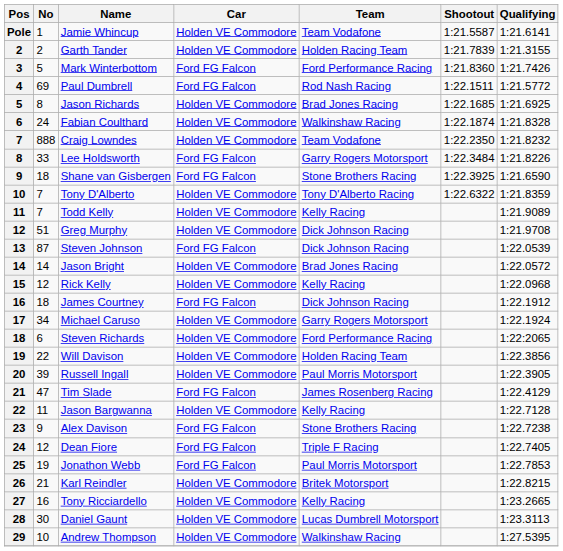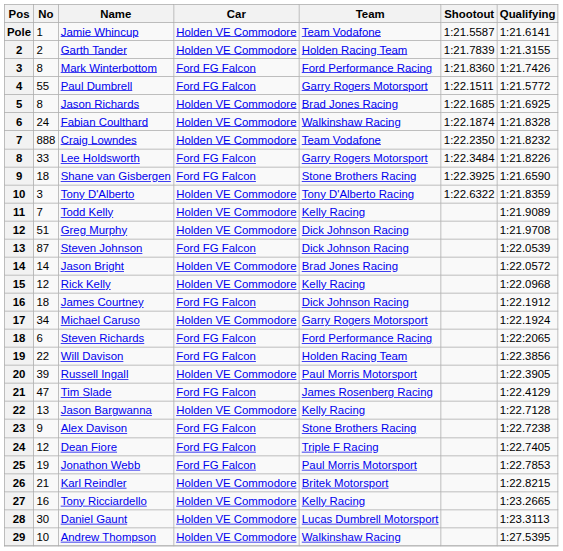(40, 68) 5 -> (40, 68) 8
(43, 86) 69 -> (43, 86) 55
(346, 86) Rod Nash Racing -> (365, 86) Garry Rogers Motorsport
(40, 194) 7 -> (40, 194) 3
(236, 338) Holden VE Commodore -> (216, 338) Ford FG Falcon
(236, 356) Holden VE Commodore -> (216, 356) Ford FG Falcon
(42, 411) 11 -> (43, 411) 13
